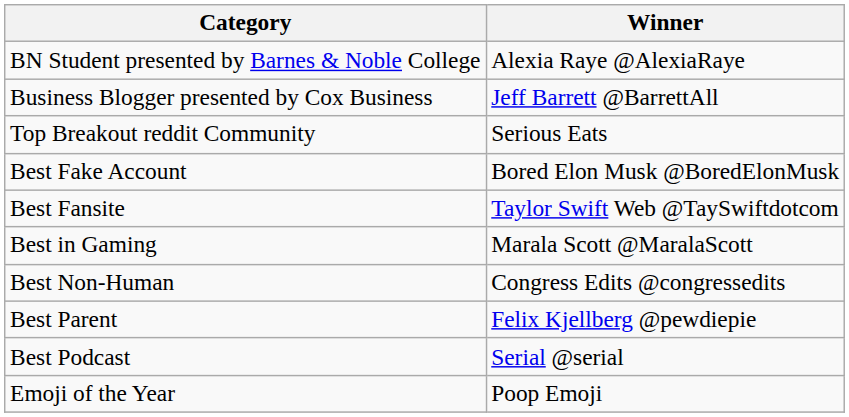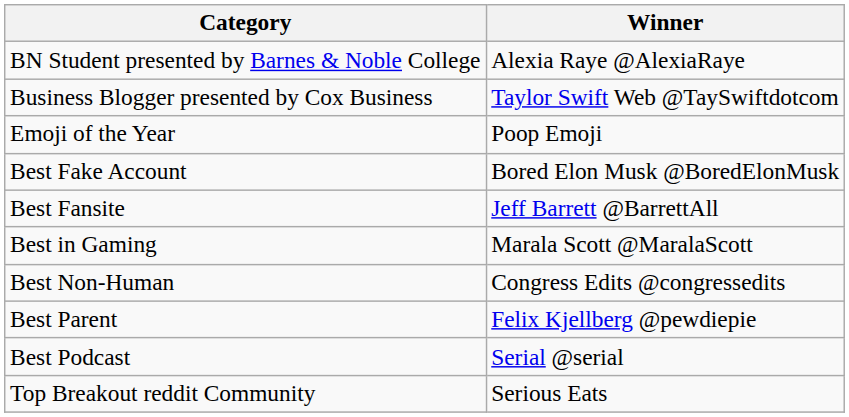(605, 97) Jeff Barrett @BarrettAll -> (665, 97) Taylor Swift Web @TaySwiftdotcom
rows swapped: (93, 393) <-> (163, 134)
(665, 208) Taylor Swift Web @TaySwiftdotcom -> (605, 208) Jeff Barrett @BarrettAll
